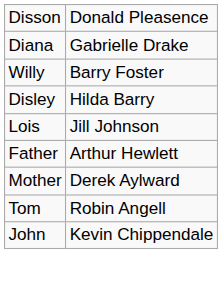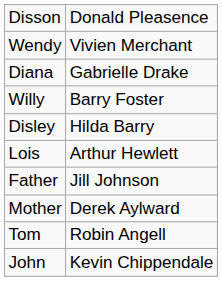+ row: (35, 45)
(114, 126) Jill Johnson -> (124, 153) Arthur Hewlett
(124, 153) Arthur Hewlett -> (114, 180) Jill Johnson
